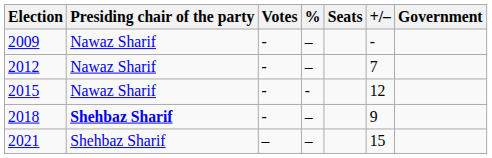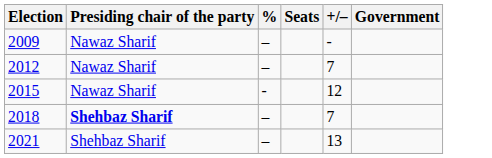- column: (280, 16)
(374, 116) 9 -> (330, 116) 7
(378, 141) 15 -> (334, 141) 13
